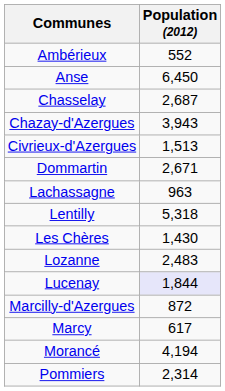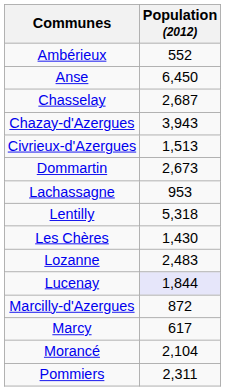(180, 169) 2,671 -> (180, 169) 2,673
(180, 191) 963 -> (180, 191) 953
(180, 351) 4,194 -> (180, 351) 2,104
(180, 374) 2,314 -> (180, 374) 2,311
